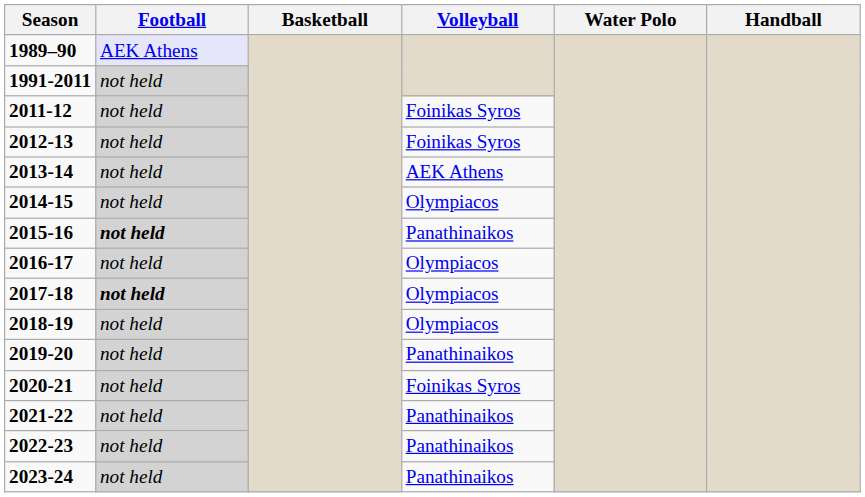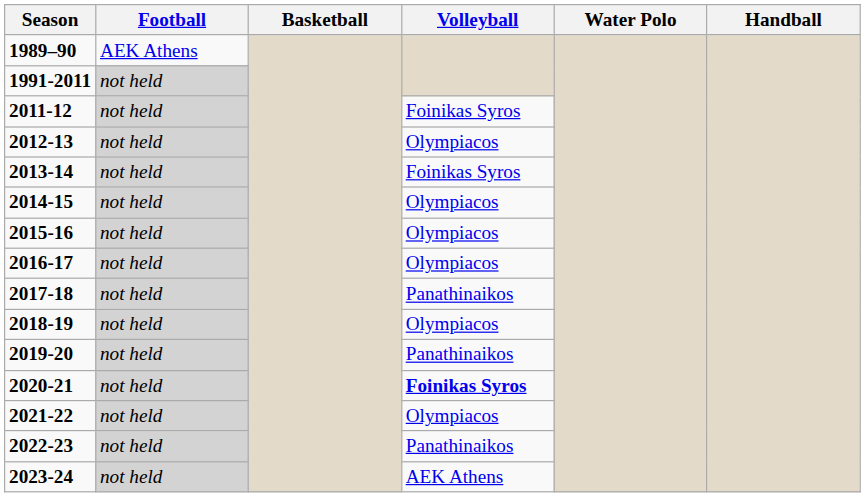(149, 50) lavender background -> (149, 50) no background
(463, 141) Foinikas Syros -> (452, 141) Olympiacos
(455, 171) AEK Athens -> (463, 171) Foinikas Syros
(132, 232) bold -> (131, 232) normal
(460, 232) Panathinaikos -> (452, 232) Olympiacos
(132, 293) bold -> (131, 293) normal
(452, 293) Olympiacos -> (460, 293) Panathinaikos
(463, 385) normal -> (466, 385) bold
(460, 415) Panathinaikos -> (452, 415) Olympiacos
(460, 476) Panathinaikos -> (455, 476) AEK Athens
